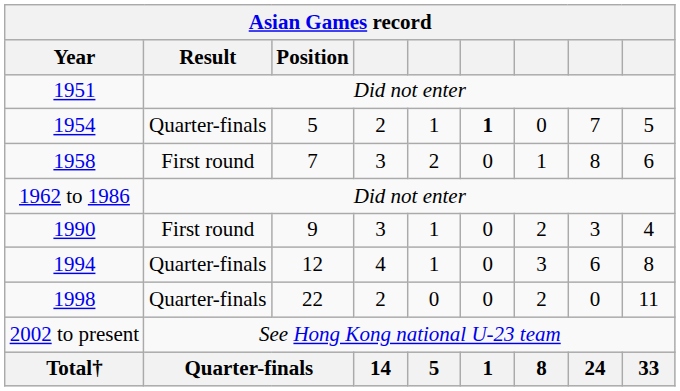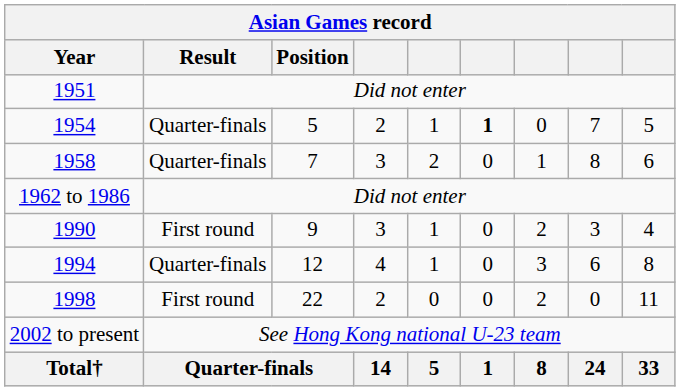(208, 160) First round -> (208, 160) Quarter-finals
(208, 299) Quarter-finals -> (208, 299) First round
